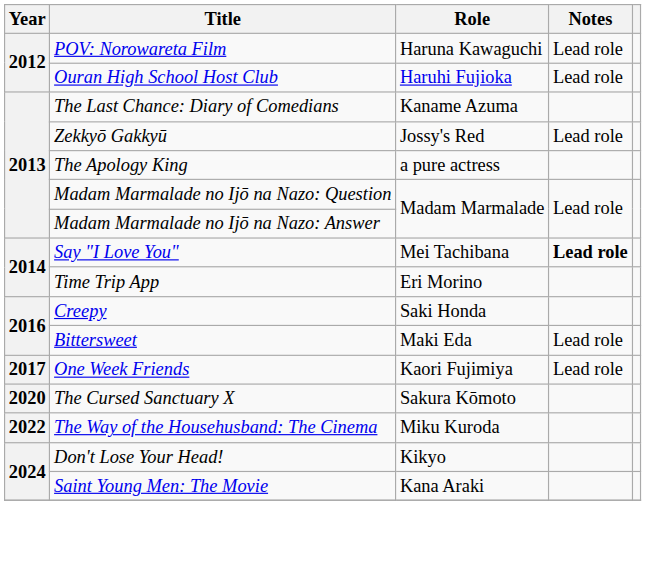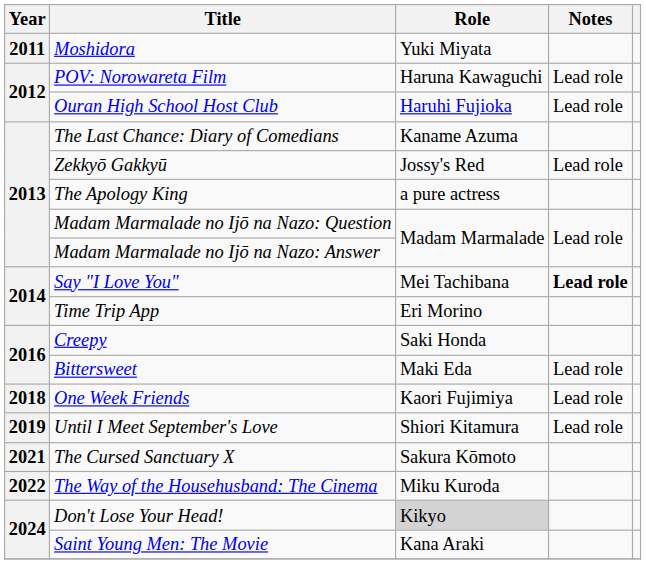+ row: (94, 48)
(27, 369) 2017 -> (27, 398) 2018
+ row: (166, 427)
(27, 398) 2020 -> (27, 456) 2021
(423, 456) no background -> (423, 515) lightgrey background
